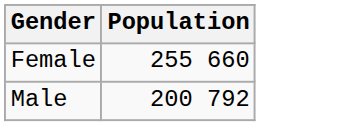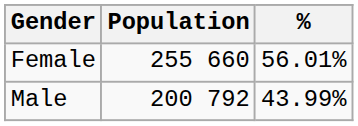+ column: (304, 24)
